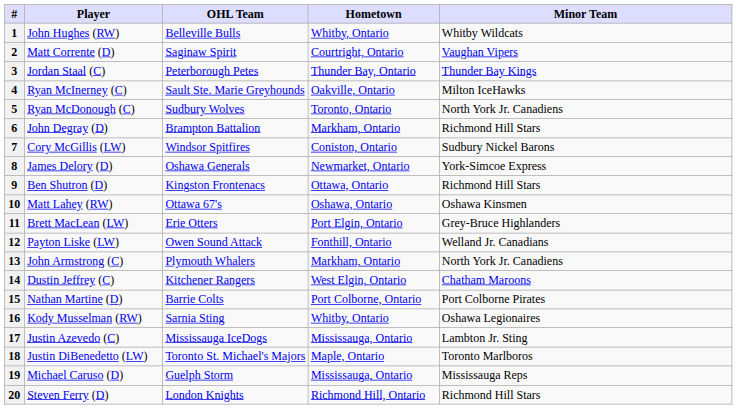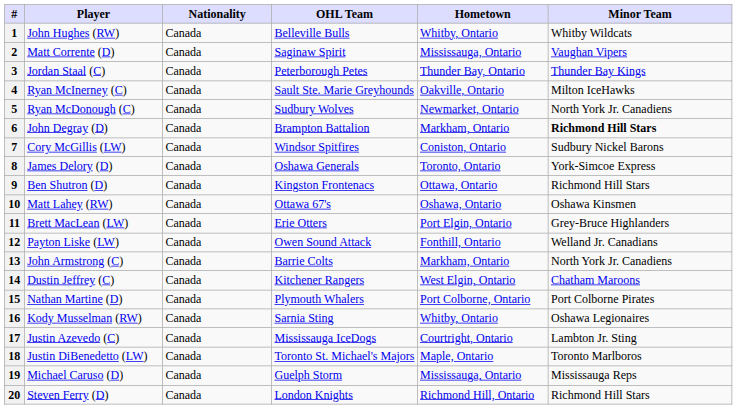+ column: (217, 14)
(357, 52) Courtright, Ontario -> (471, 52) Mississauga, Ontario
(351, 109) Toronto, Ontario -> (469, 109) Newmarket, Ontario
(491, 128) normal -> (604, 128) bold
(360, 166) Newmarket, Ontario -> (460, 166) Toronto, Ontario
(210, 261) Plymouth Whalers -> (304, 261) Barrie Colts
(195, 299) Barrie Colts -> (319, 299) Plymouth Whalers
(362, 337) Mississauga, Ontario -> (466, 337) Courtright, Ontario
